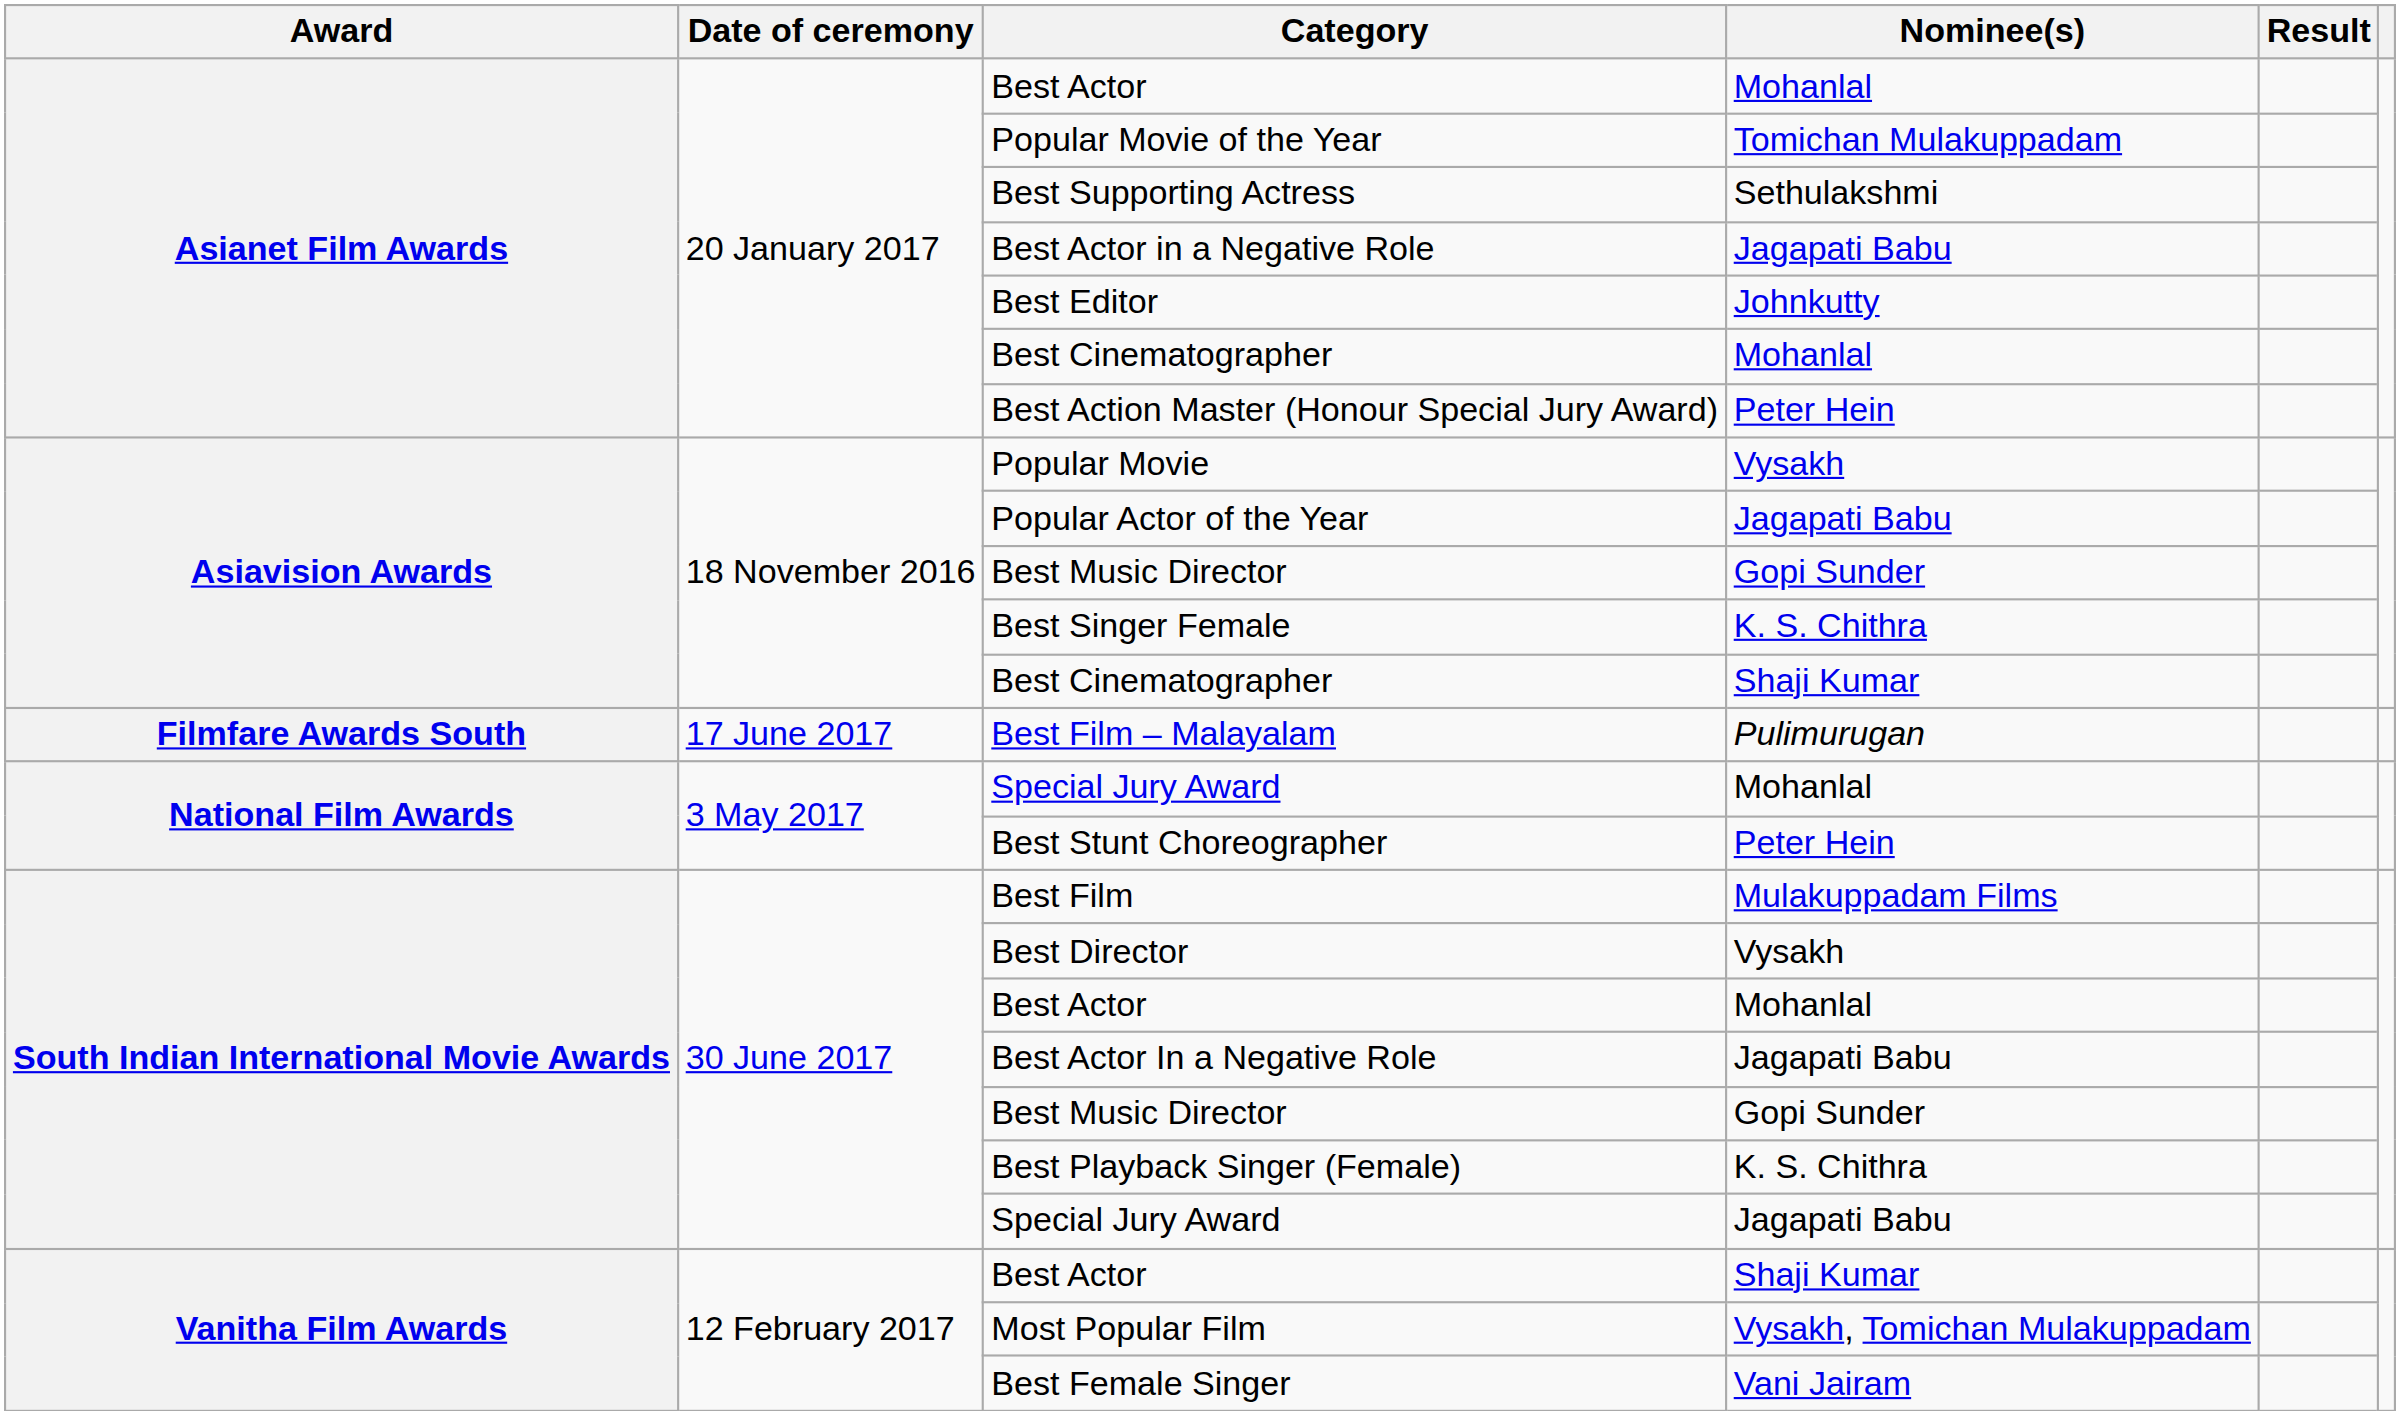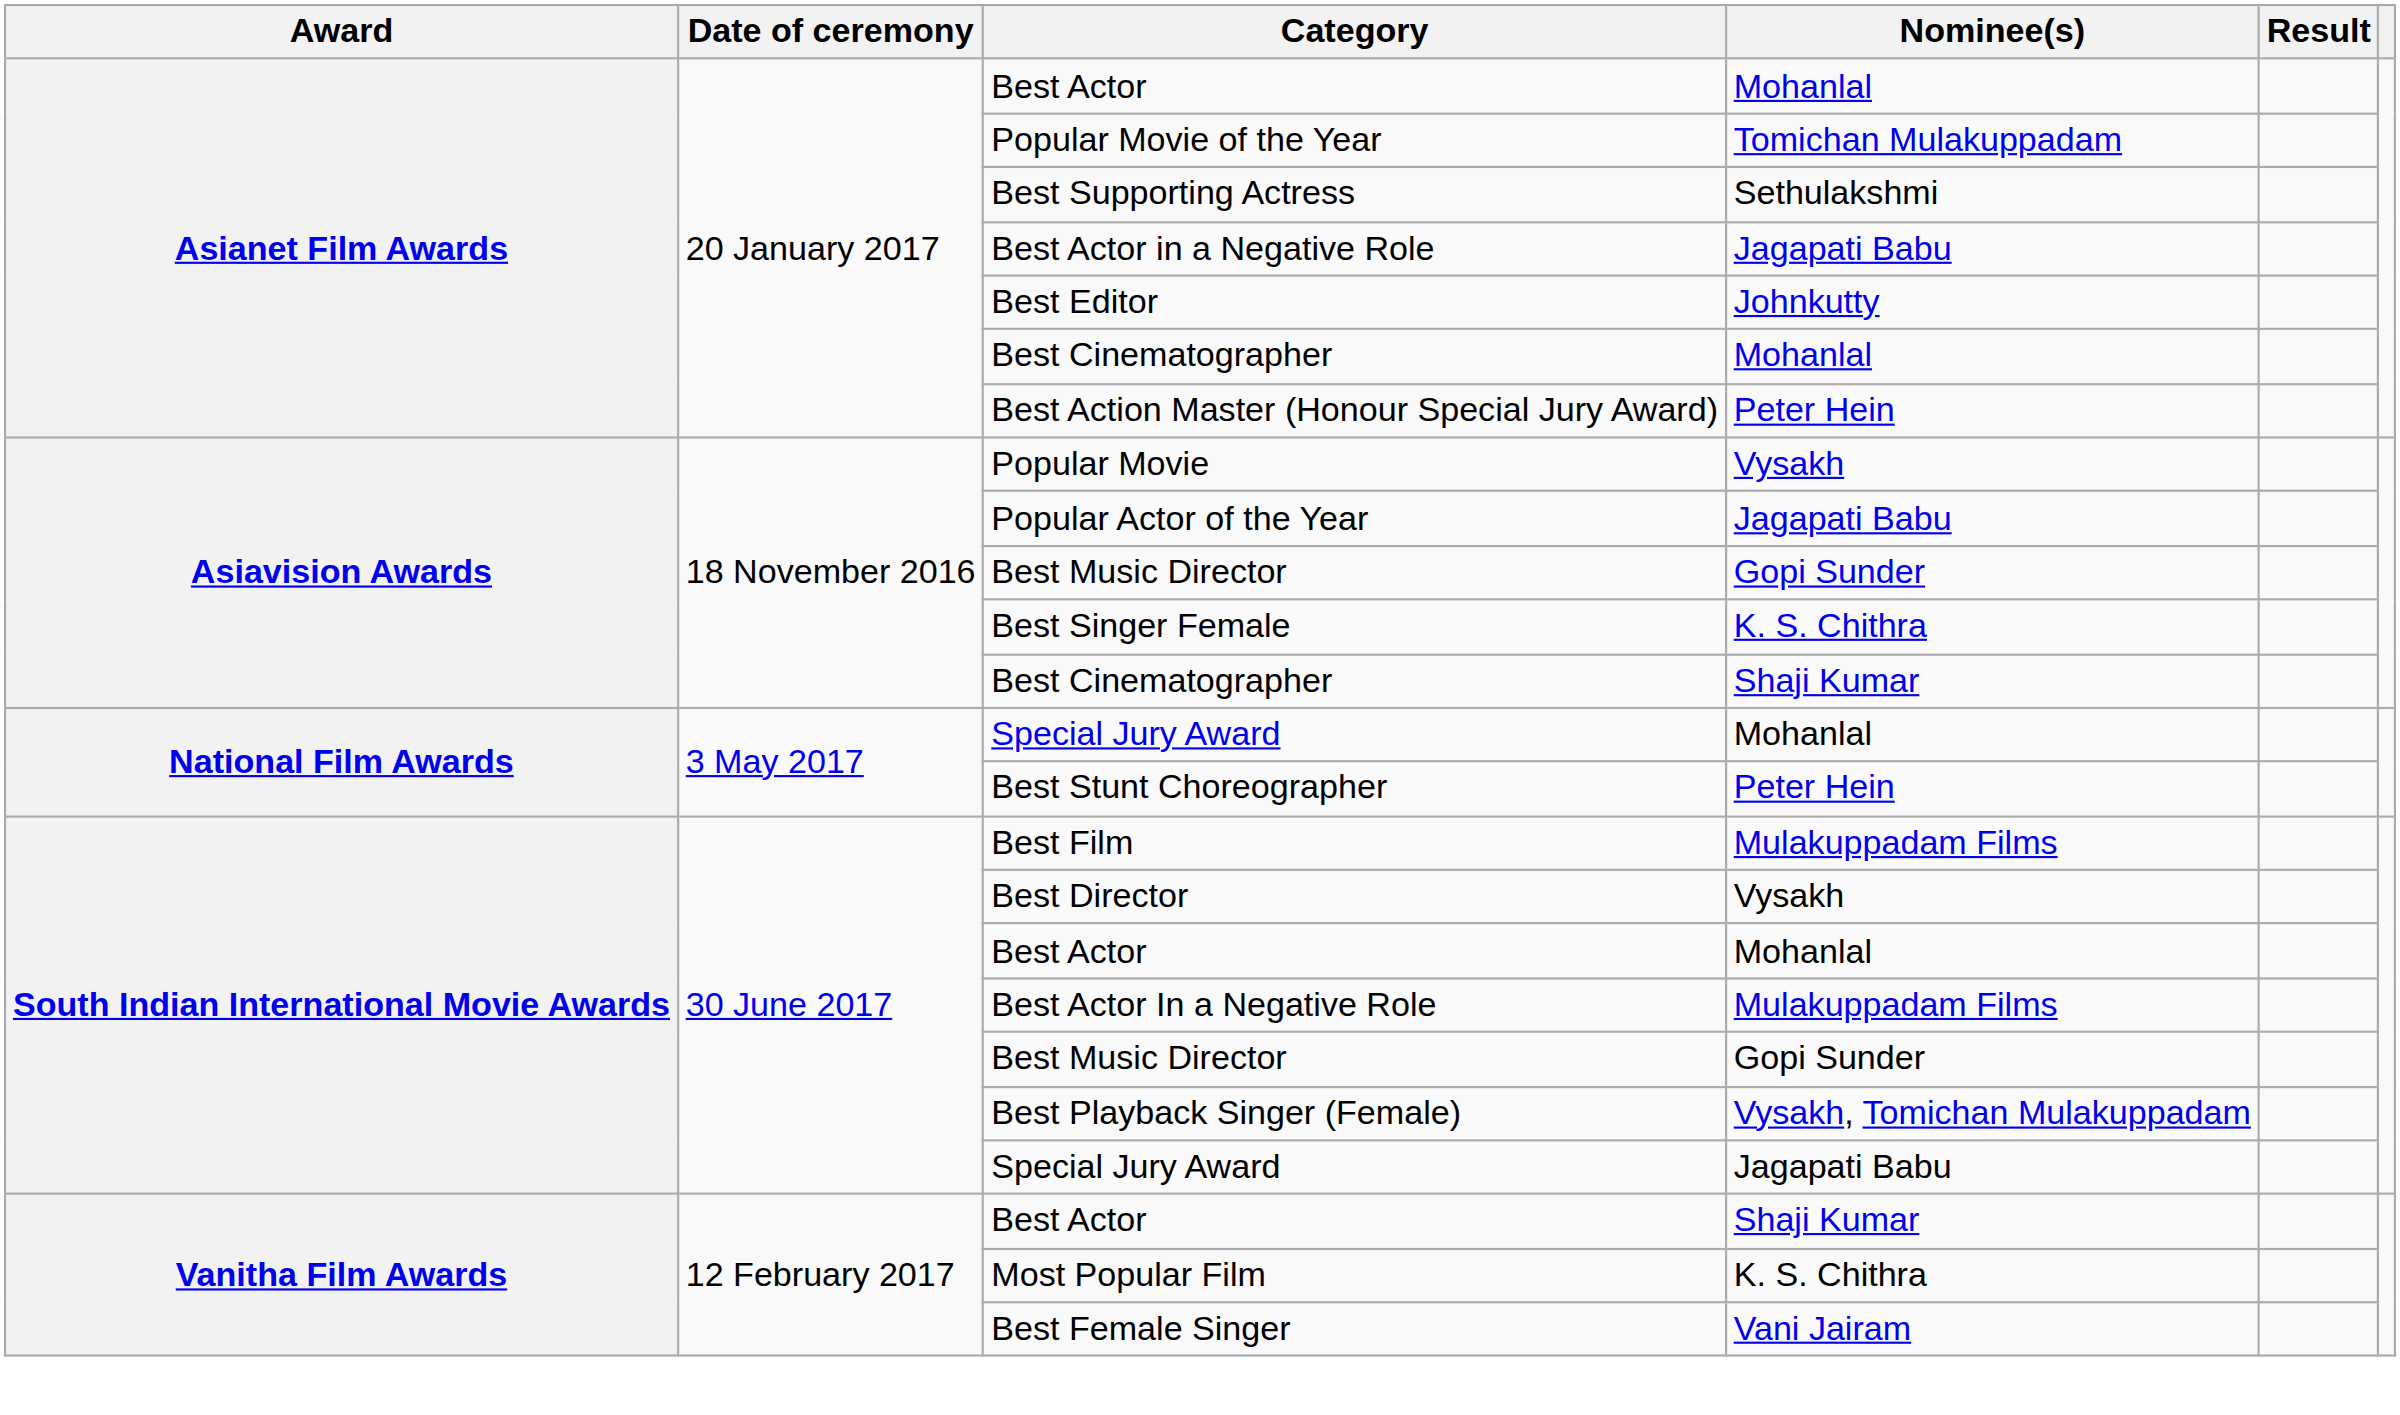- row: (341, 734)
(1843, 1058) Jagapati Babu -> (1896, 1004) Mulakuppadam Films
(1830, 1166) K. S. Chithra -> (1992, 1112) Vysakh, Tomichan Mulakuppadam
(1992, 1328) Vysakh, Tomichan Mulakuppadam -> (1830, 1274) K. S. Chithra
